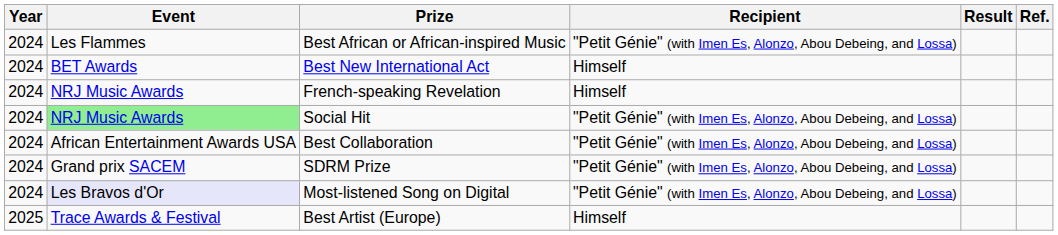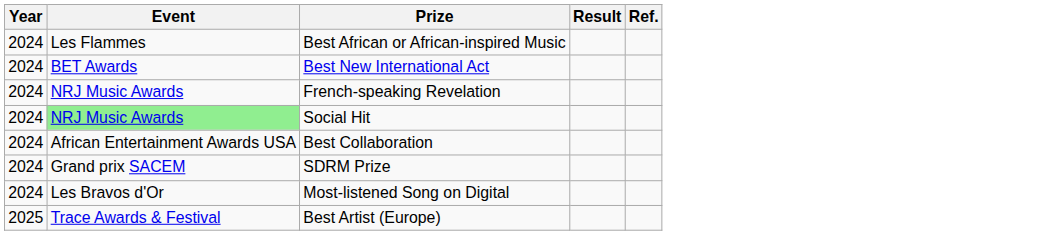- column: (765, 17)
(107, 192) lavender background -> (107, 192) no background
